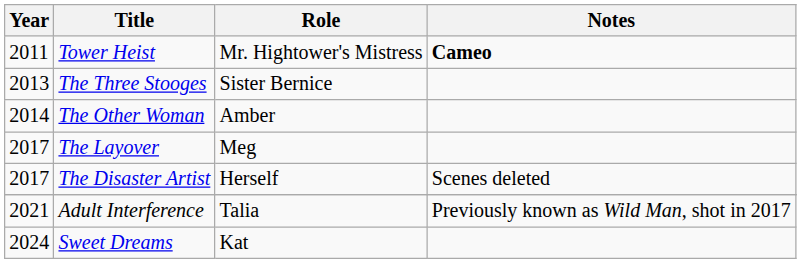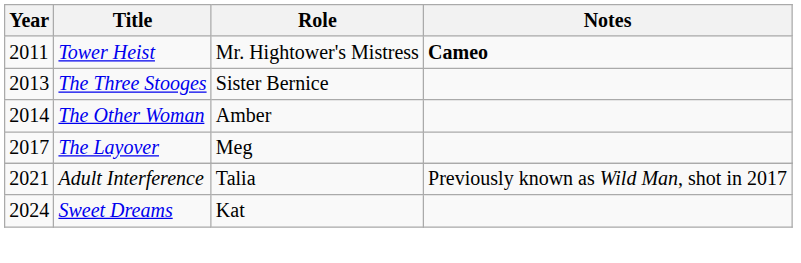- row: (134, 178)
